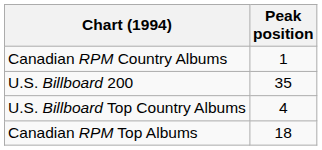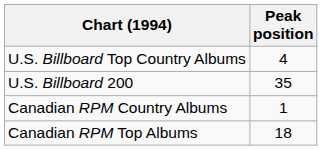rows swapped: (127, 108) <-> (118, 58)
